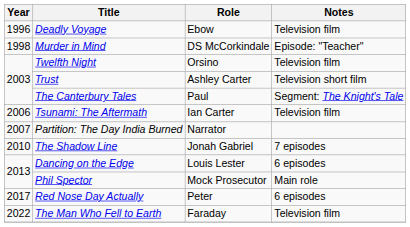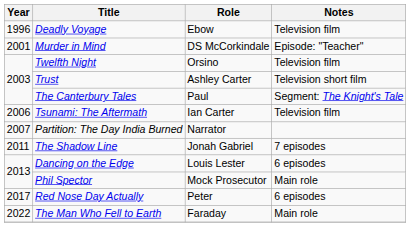(19, 46) 1998 -> (19, 46) 2001
(19, 146) 2010 -> (18, 146) 2011
(307, 213) Television film -> (296, 213) Main role
